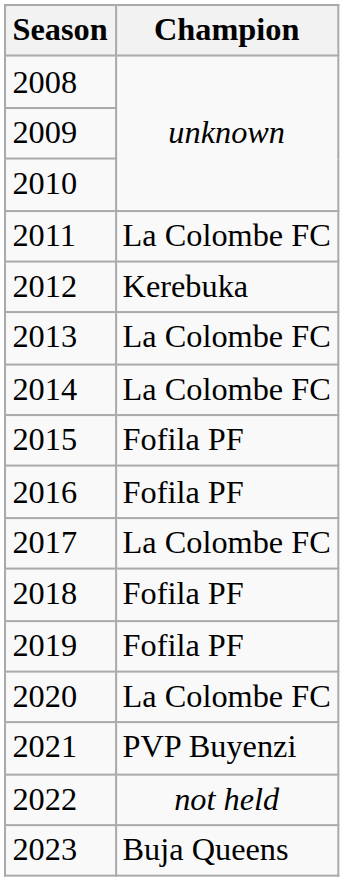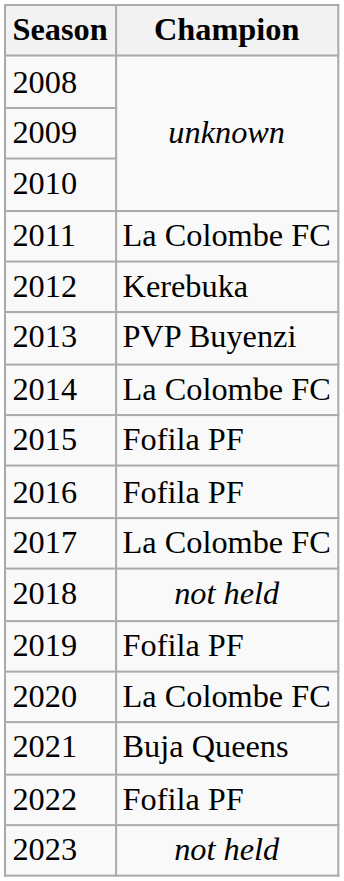(227, 337) La Colombe FC -> (209, 337) PVP Buyenzi
(183, 593) Fofila PF -> (227, 593) not held
(209, 747) PVP Buyenzi -> (206, 747) Buja Queens
(227, 798) not held -> (183, 798) Fofila PF
(206, 850) Buja Queens -> (227, 850) not held
